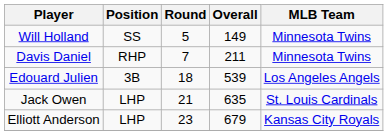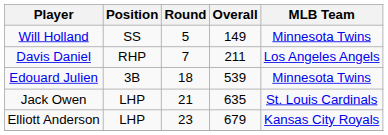(322, 57) Minnesota Twins -> (322, 57) Los Angeles Angels
(322, 78) Los Angeles Angels -> (322, 78) Minnesota Twins
